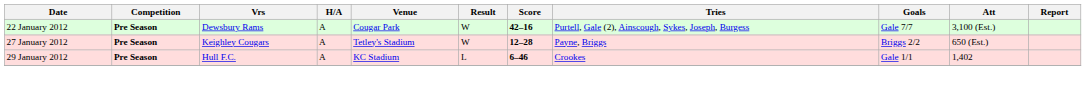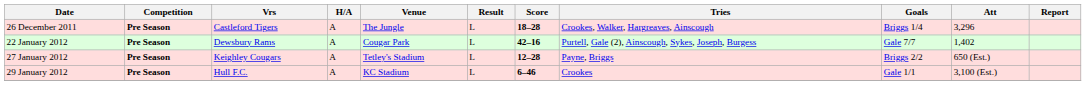+ row: (42, 26)
(465, 26) W -> (472, 42) L
(974, 26) 3,100 (Est.) -> (964, 42) 1,402
(465, 42) W -> (472, 57) L
(962, 57) 1,402 -> (975, 72) 3,100 (Est.)
